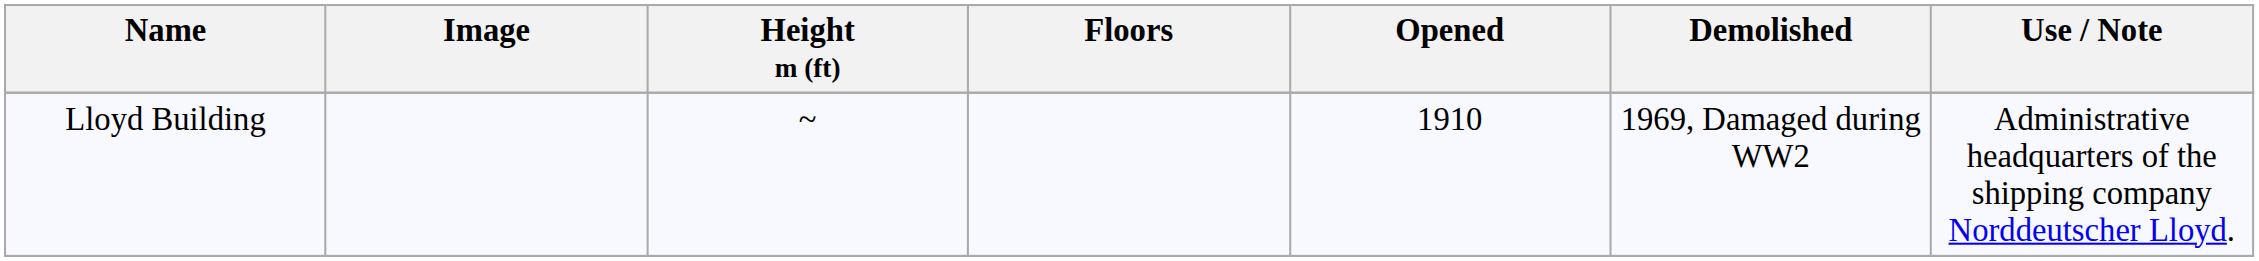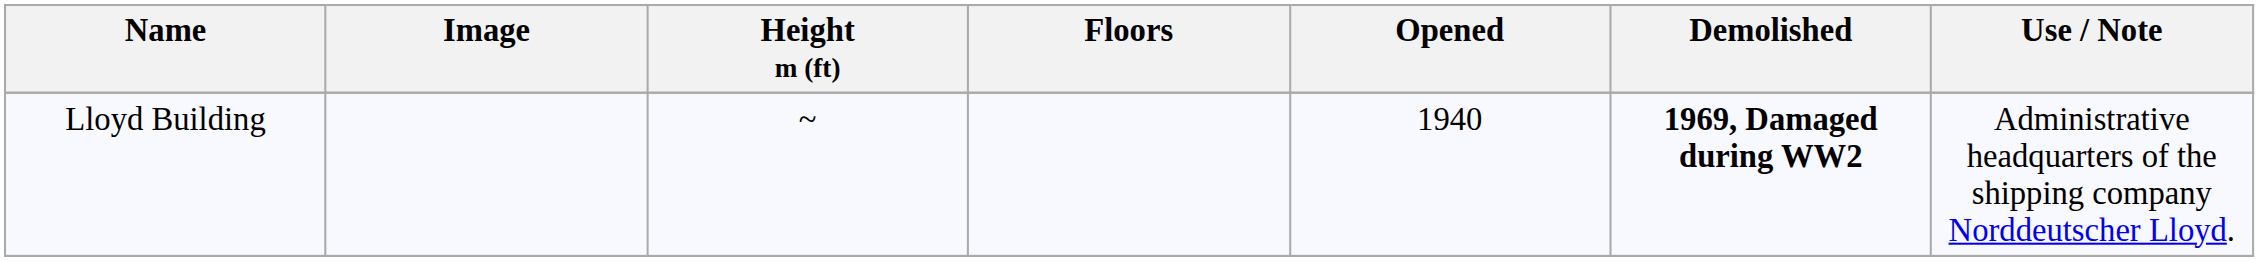(1450, 118) 1910 -> (1450, 118) 1940
(1771, 137) normal -> (1771, 137) bold
